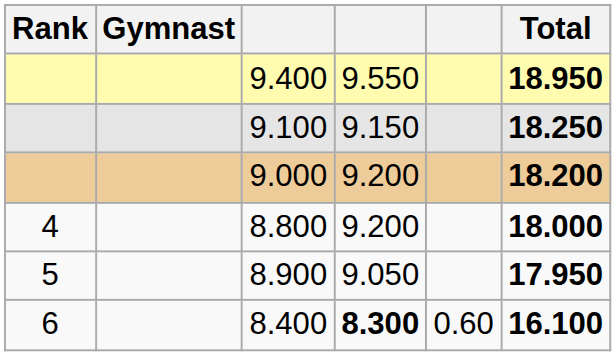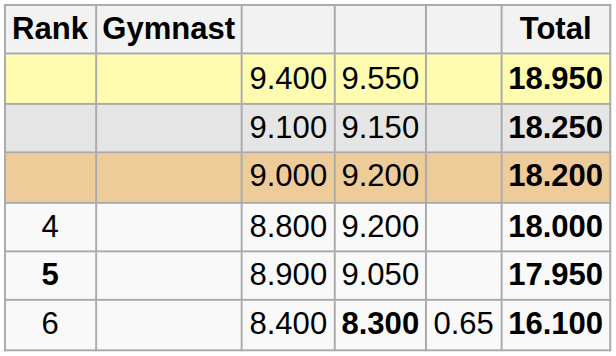(50, 275) normal -> (50, 275) bold
(464, 324) 0.60 -> (464, 324) 0.65
